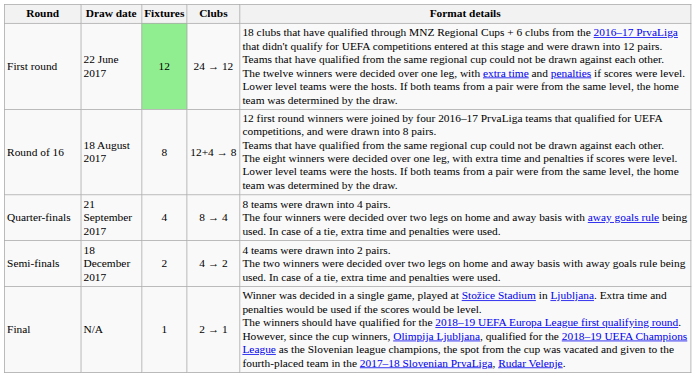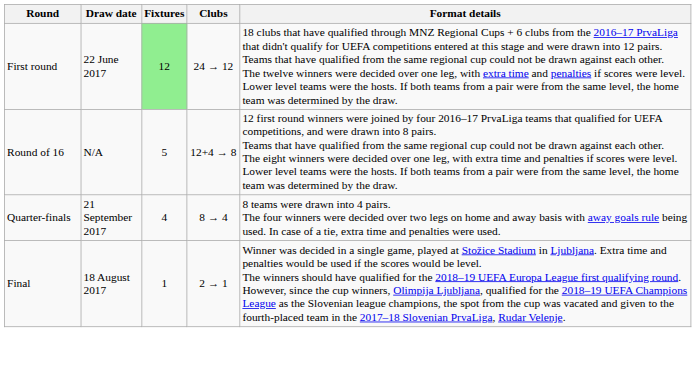(107, 152) 18 August 2017 -> (93, 152) N/A
(164, 152) 8 -> (164, 152) 5
- row: (33, 263)
(93, 329) N/A -> (107, 284) 18 August 2017
